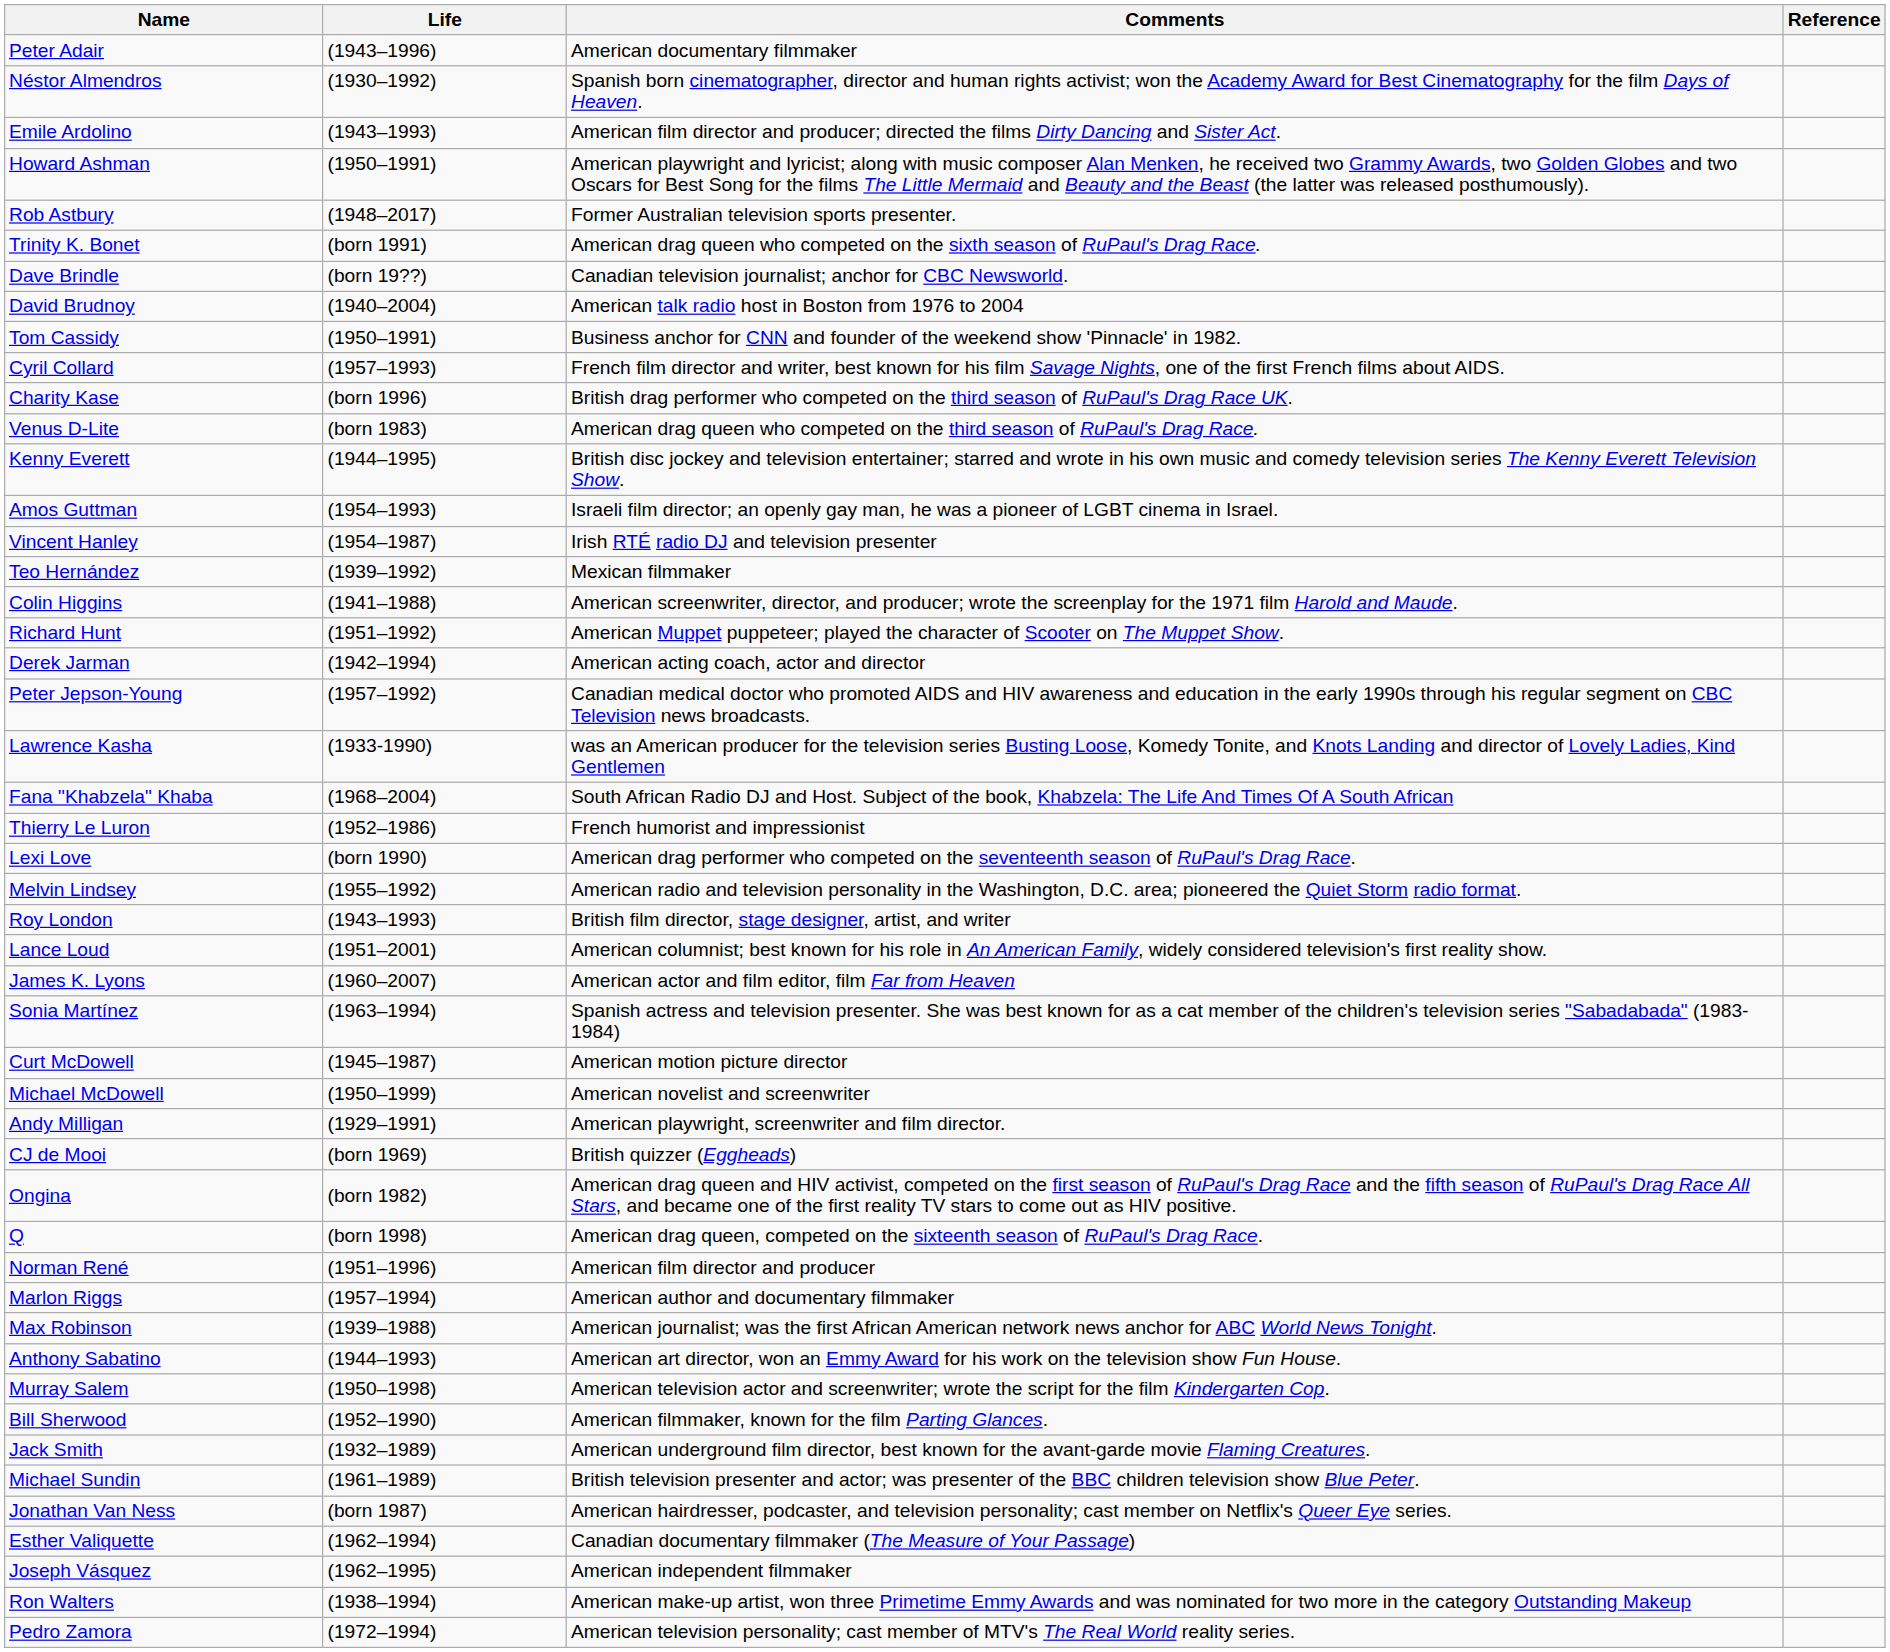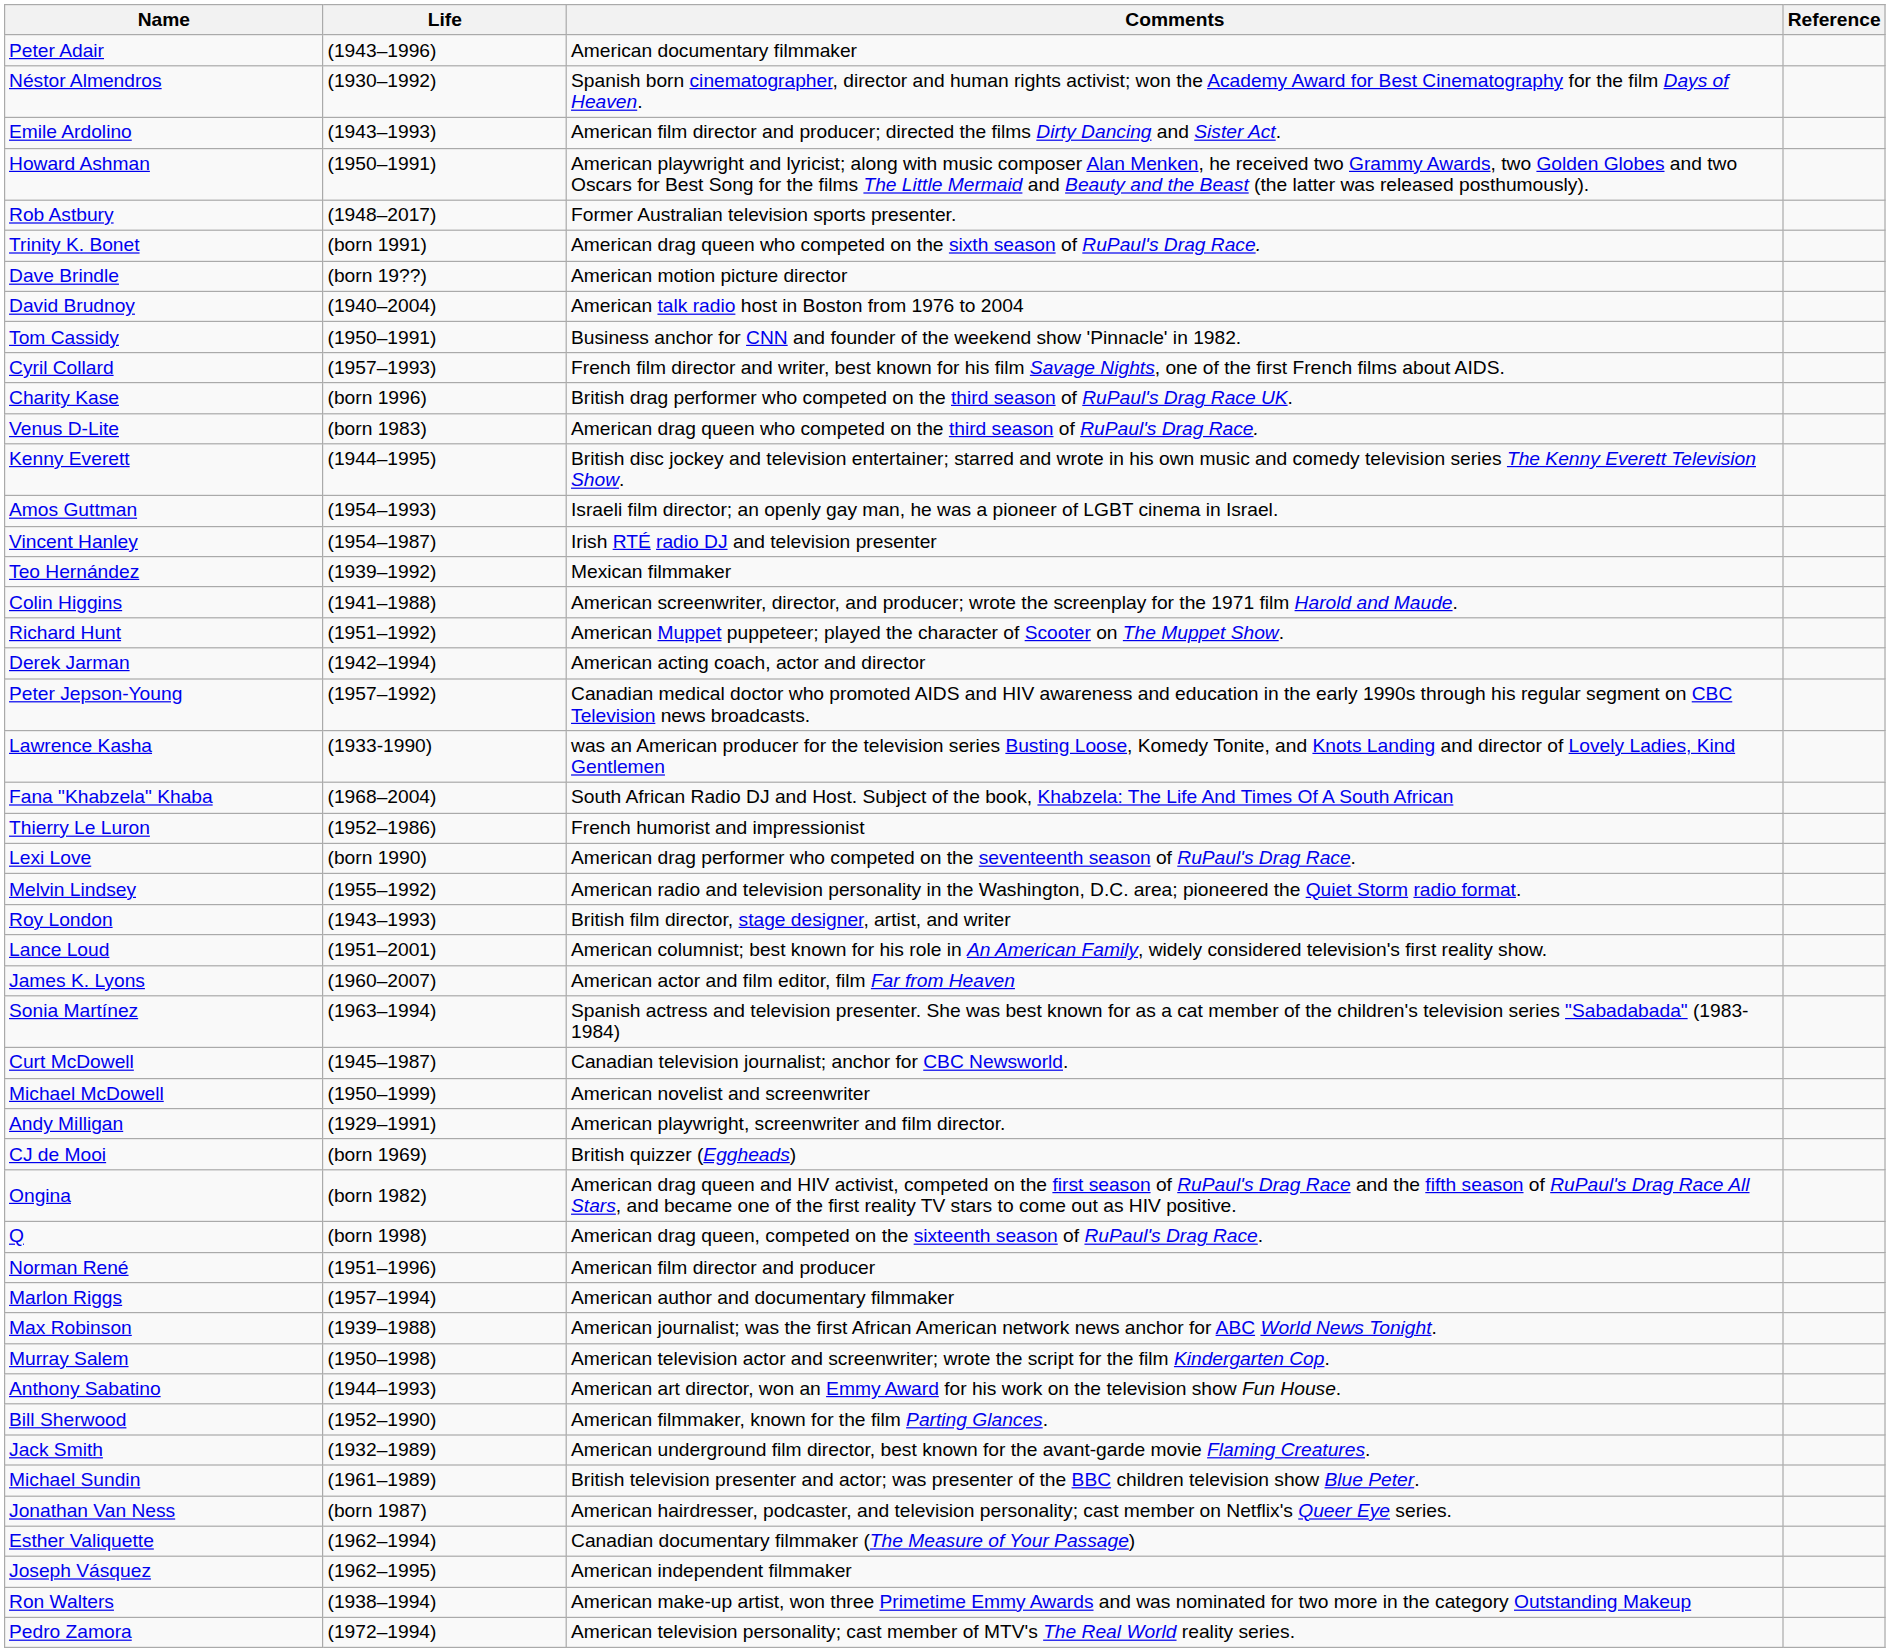(820, 276) Canadian television journalist; anchor for CBC Newsworld. -> (709, 276) American motion picture director
(709, 1062) American motion picture director -> (820, 1062) Canadian television journalist; anchor for CBC Newsworld.
rows swapped: (85, 1358) <-> (69, 1388)
